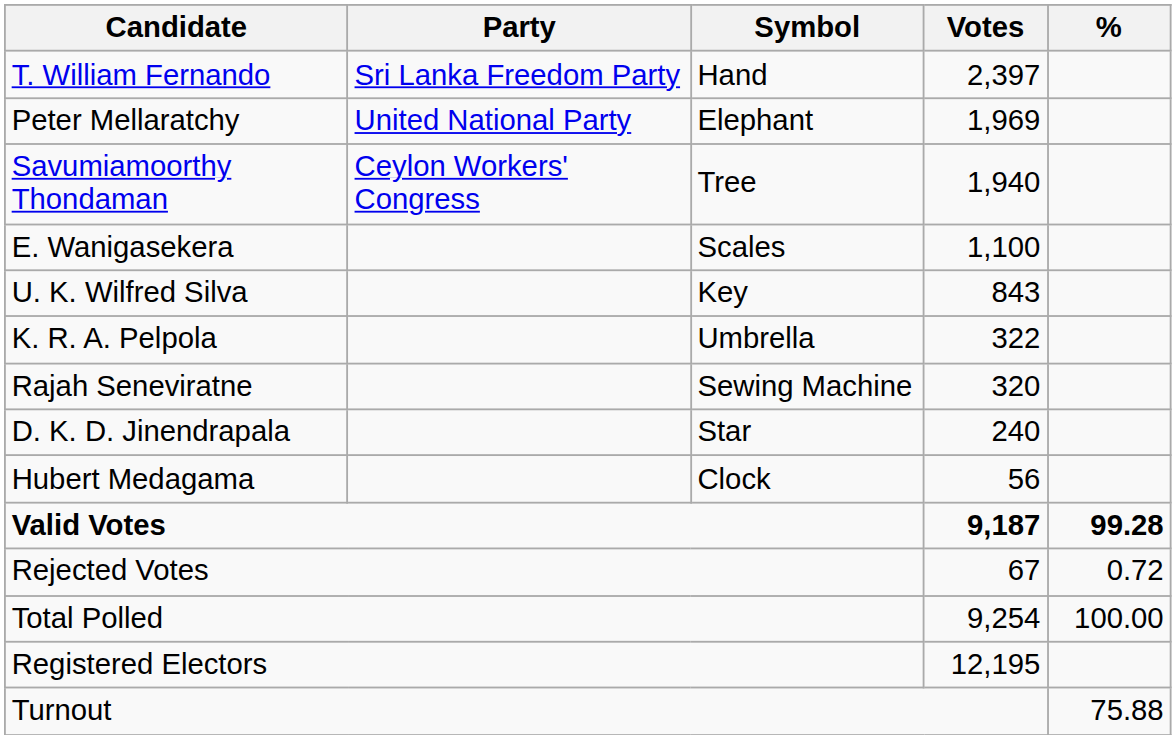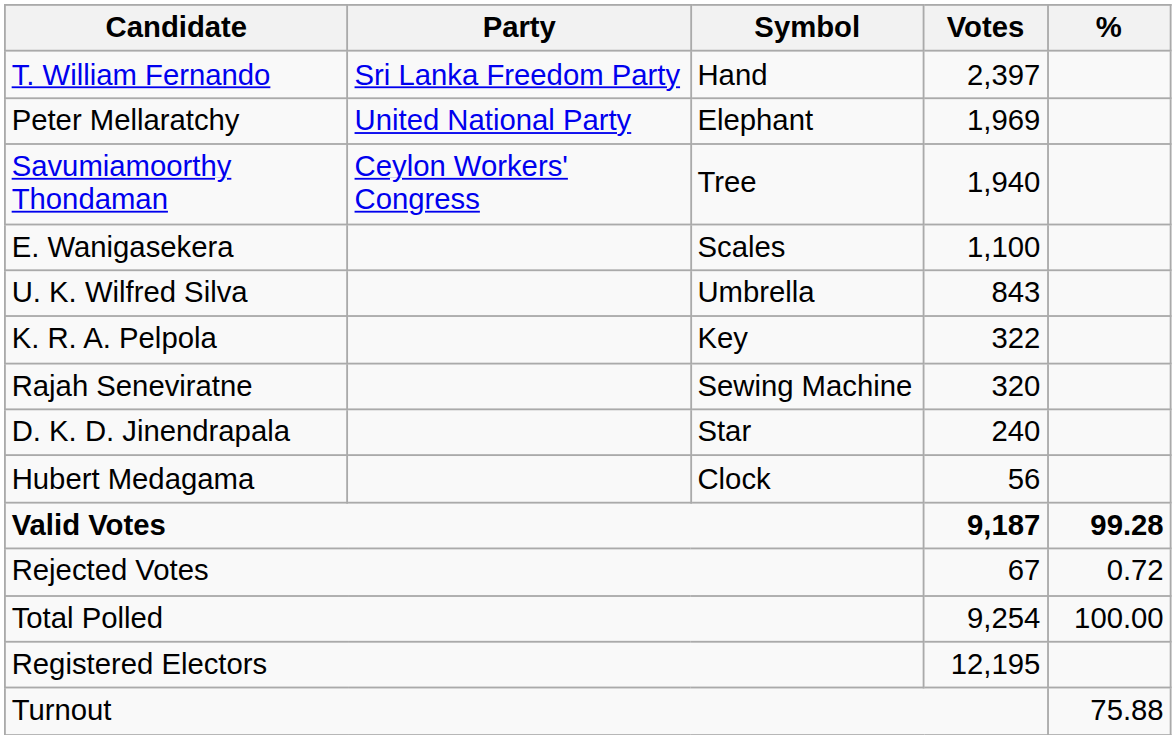(723, 292) Key -> (756, 292) Umbrella
(756, 339) Umbrella -> (723, 339) Key
